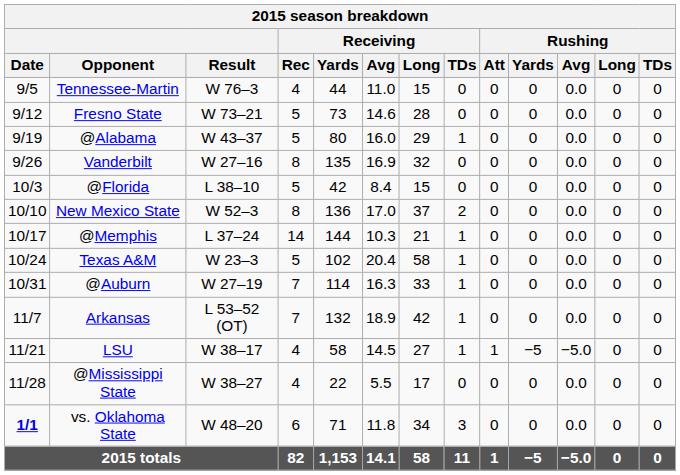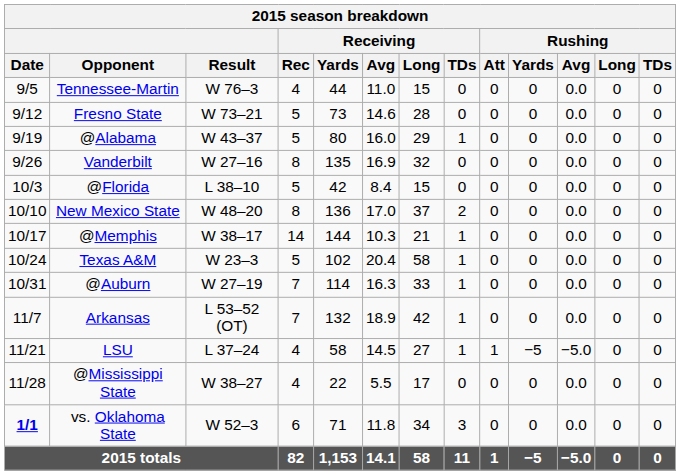(232, 211) W 52–3 -> (232, 211) W 48–20
(232, 235) L 37–24 -> (232, 235) W 38–17
(232, 350) W 38–17 -> (232, 350) L 37–24
(232, 425) W 48–20 -> (232, 425) W 52–3
